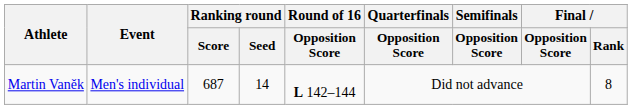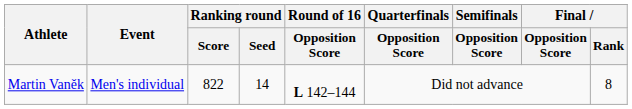(213, 85) 687 -> (213, 85) 822
